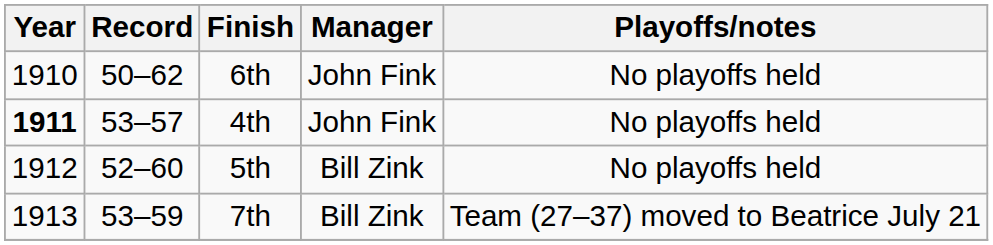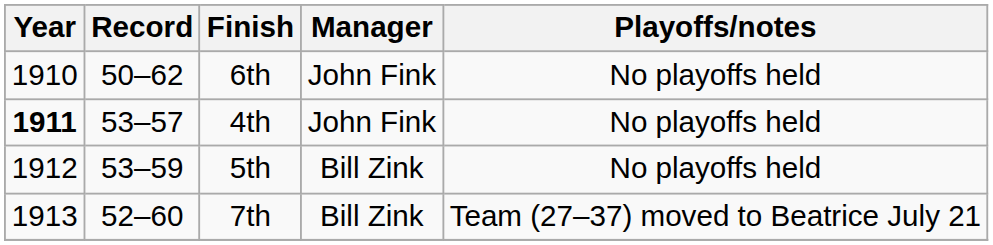(142, 168) 52–60 -> (142, 168) 53–59
(142, 215) 53–59 -> (142, 215) 52–60
